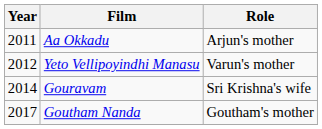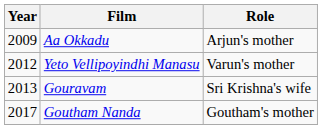(22, 40) 2011 -> (22, 40) 2009
(22, 88) 2014 -> (22, 88) 2013
